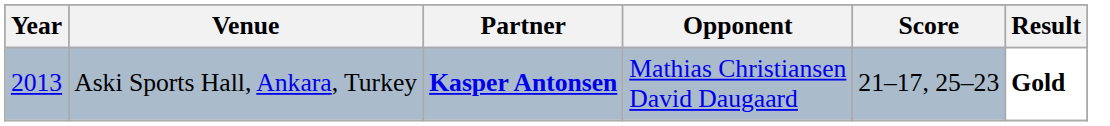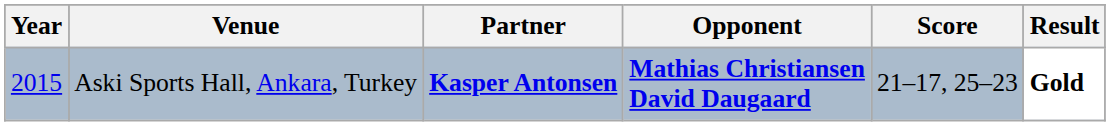(37, 83) 2013 -> (37, 83) 2015
(738, 83) normal -> (747, 83) bold
